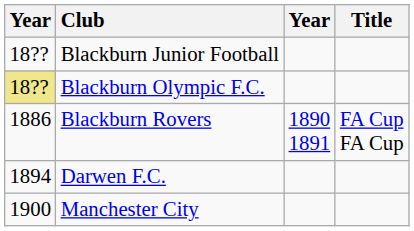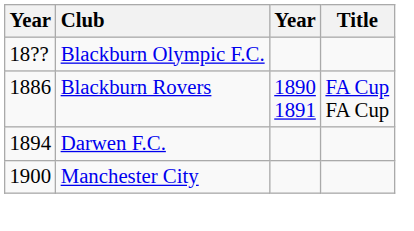- row: (170, 53)
(29, 86) khaki background -> (29, 53) no background
